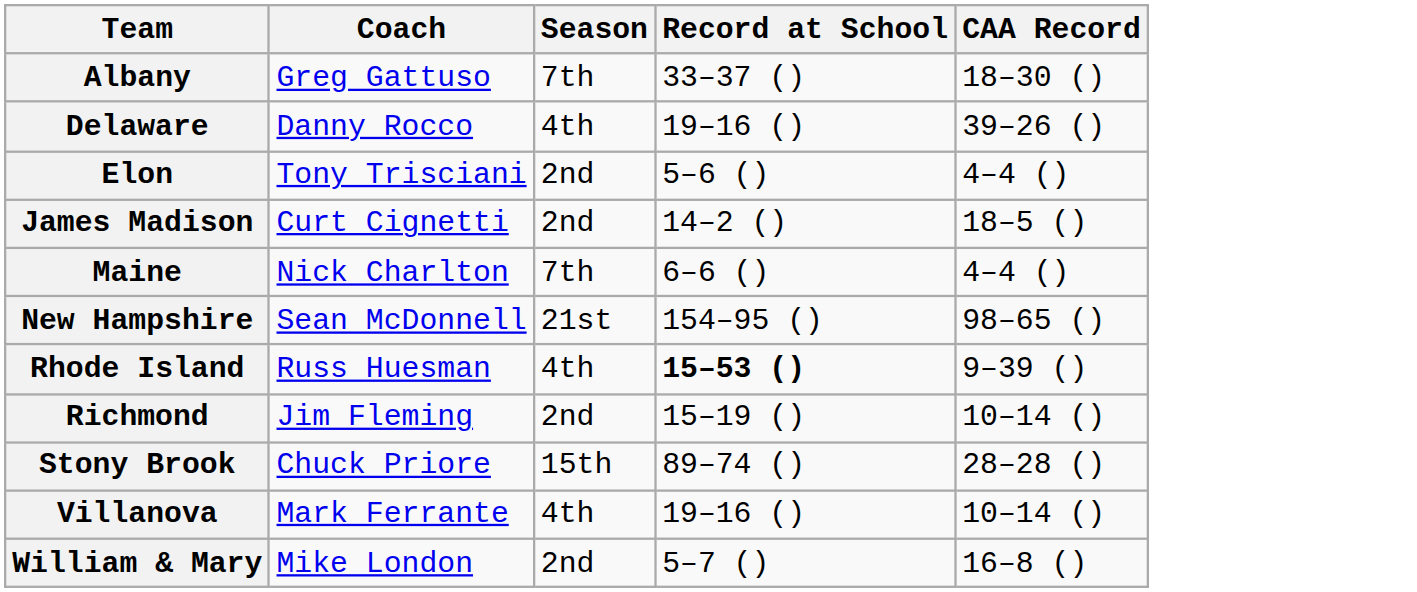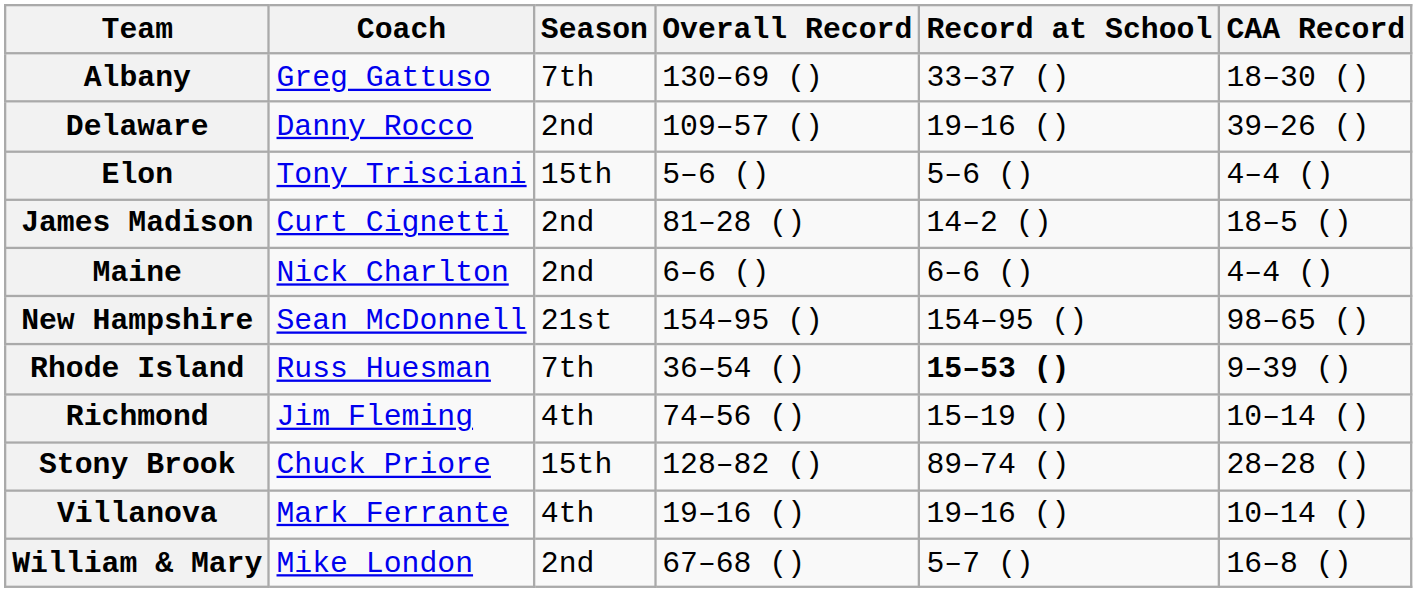+ column: (787, 29)
(568, 126) 4th -> (568, 126) 2nd
(568, 175) 2nd -> (577, 175) 15th
(568, 272) 7th -> (568, 272) 2nd
(568, 369) 4th -> (568, 369) 7th
(568, 418) 2nd -> (568, 418) 4th
